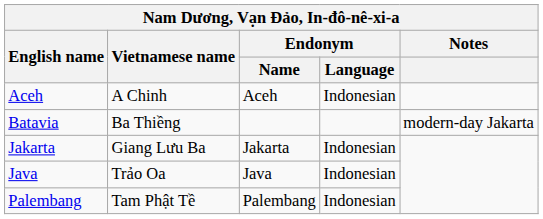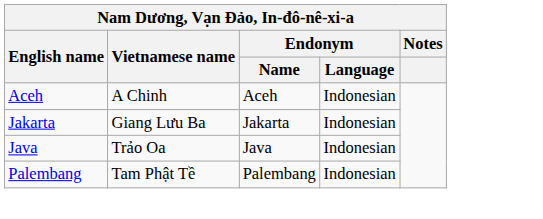- row: (33, 122)
